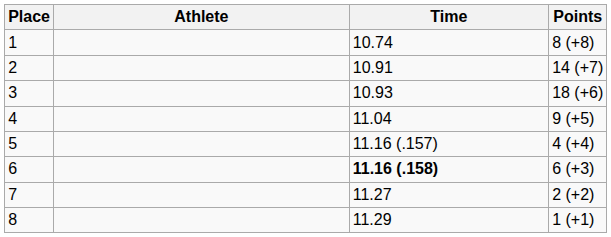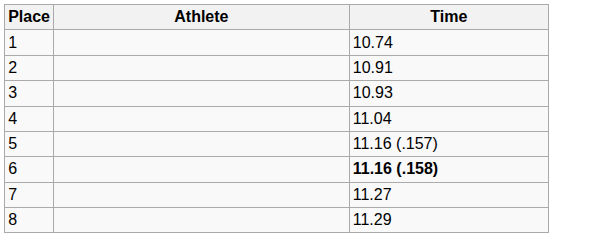- column: (578, 17)
